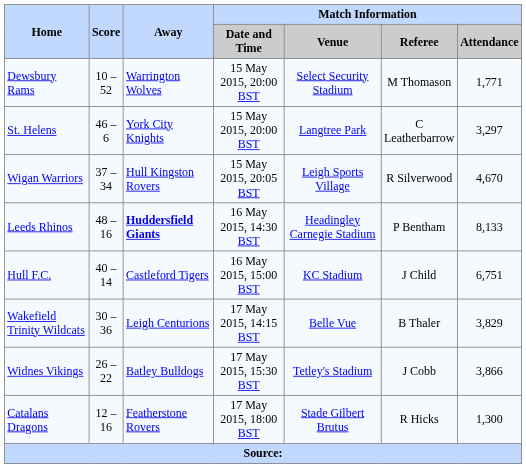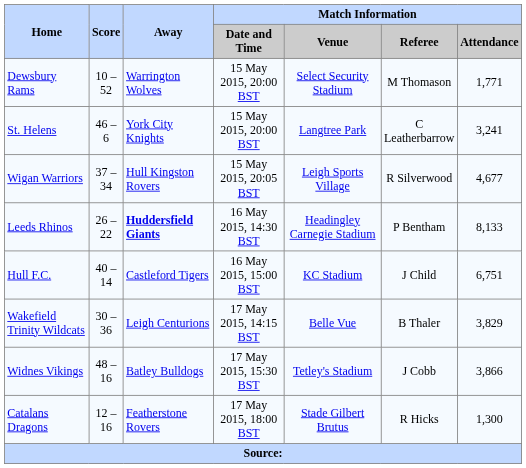(489, 130) 3,297 -> (489, 130) 3,241
(489, 178) 4,670 -> (489, 178) 4,677
(106, 226) 48 – 16 -> (106, 226) 26 – 22
(106, 371) 26 – 22 -> (106, 371) 48 – 16
